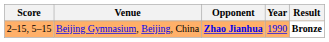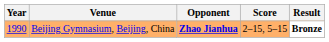columns swapped: (277, 13) <-> (29, 13)
